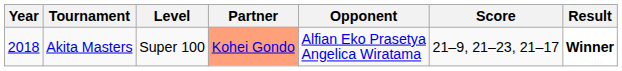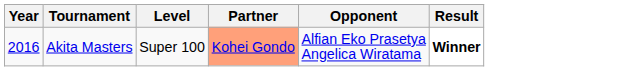- column: (496, 16)
(24, 47) 2018 -> (24, 47) 2016
